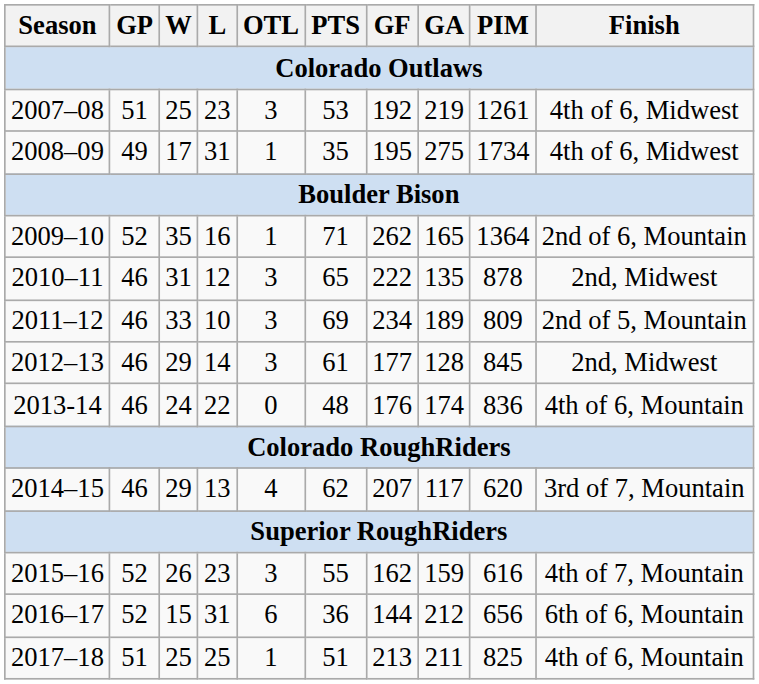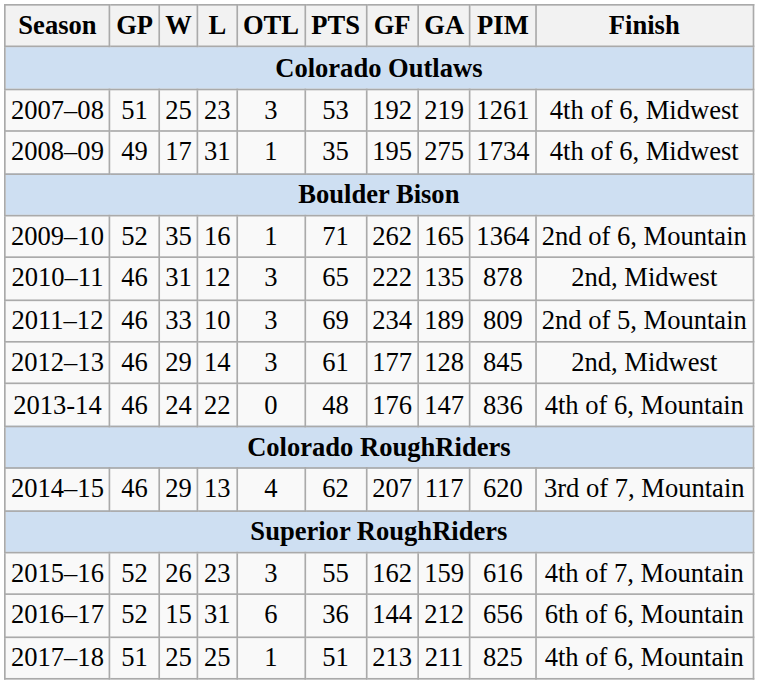(444, 404) 174 -> (444, 404) 147
